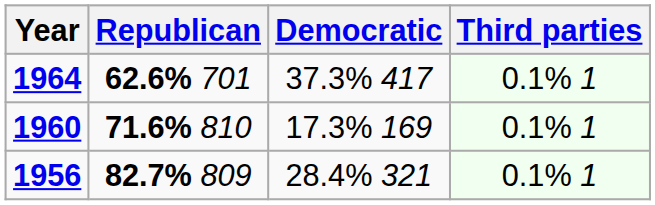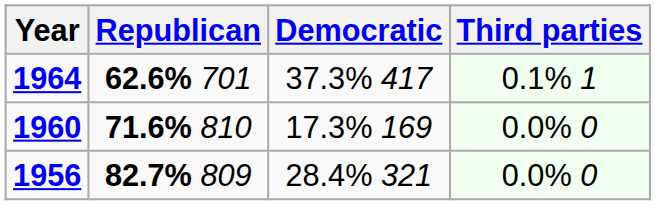(550, 127) 0.1% 1 -> (550, 127) 0.0% 0
(550, 176) 0.1% 1 -> (550, 176) 0.0% 0
